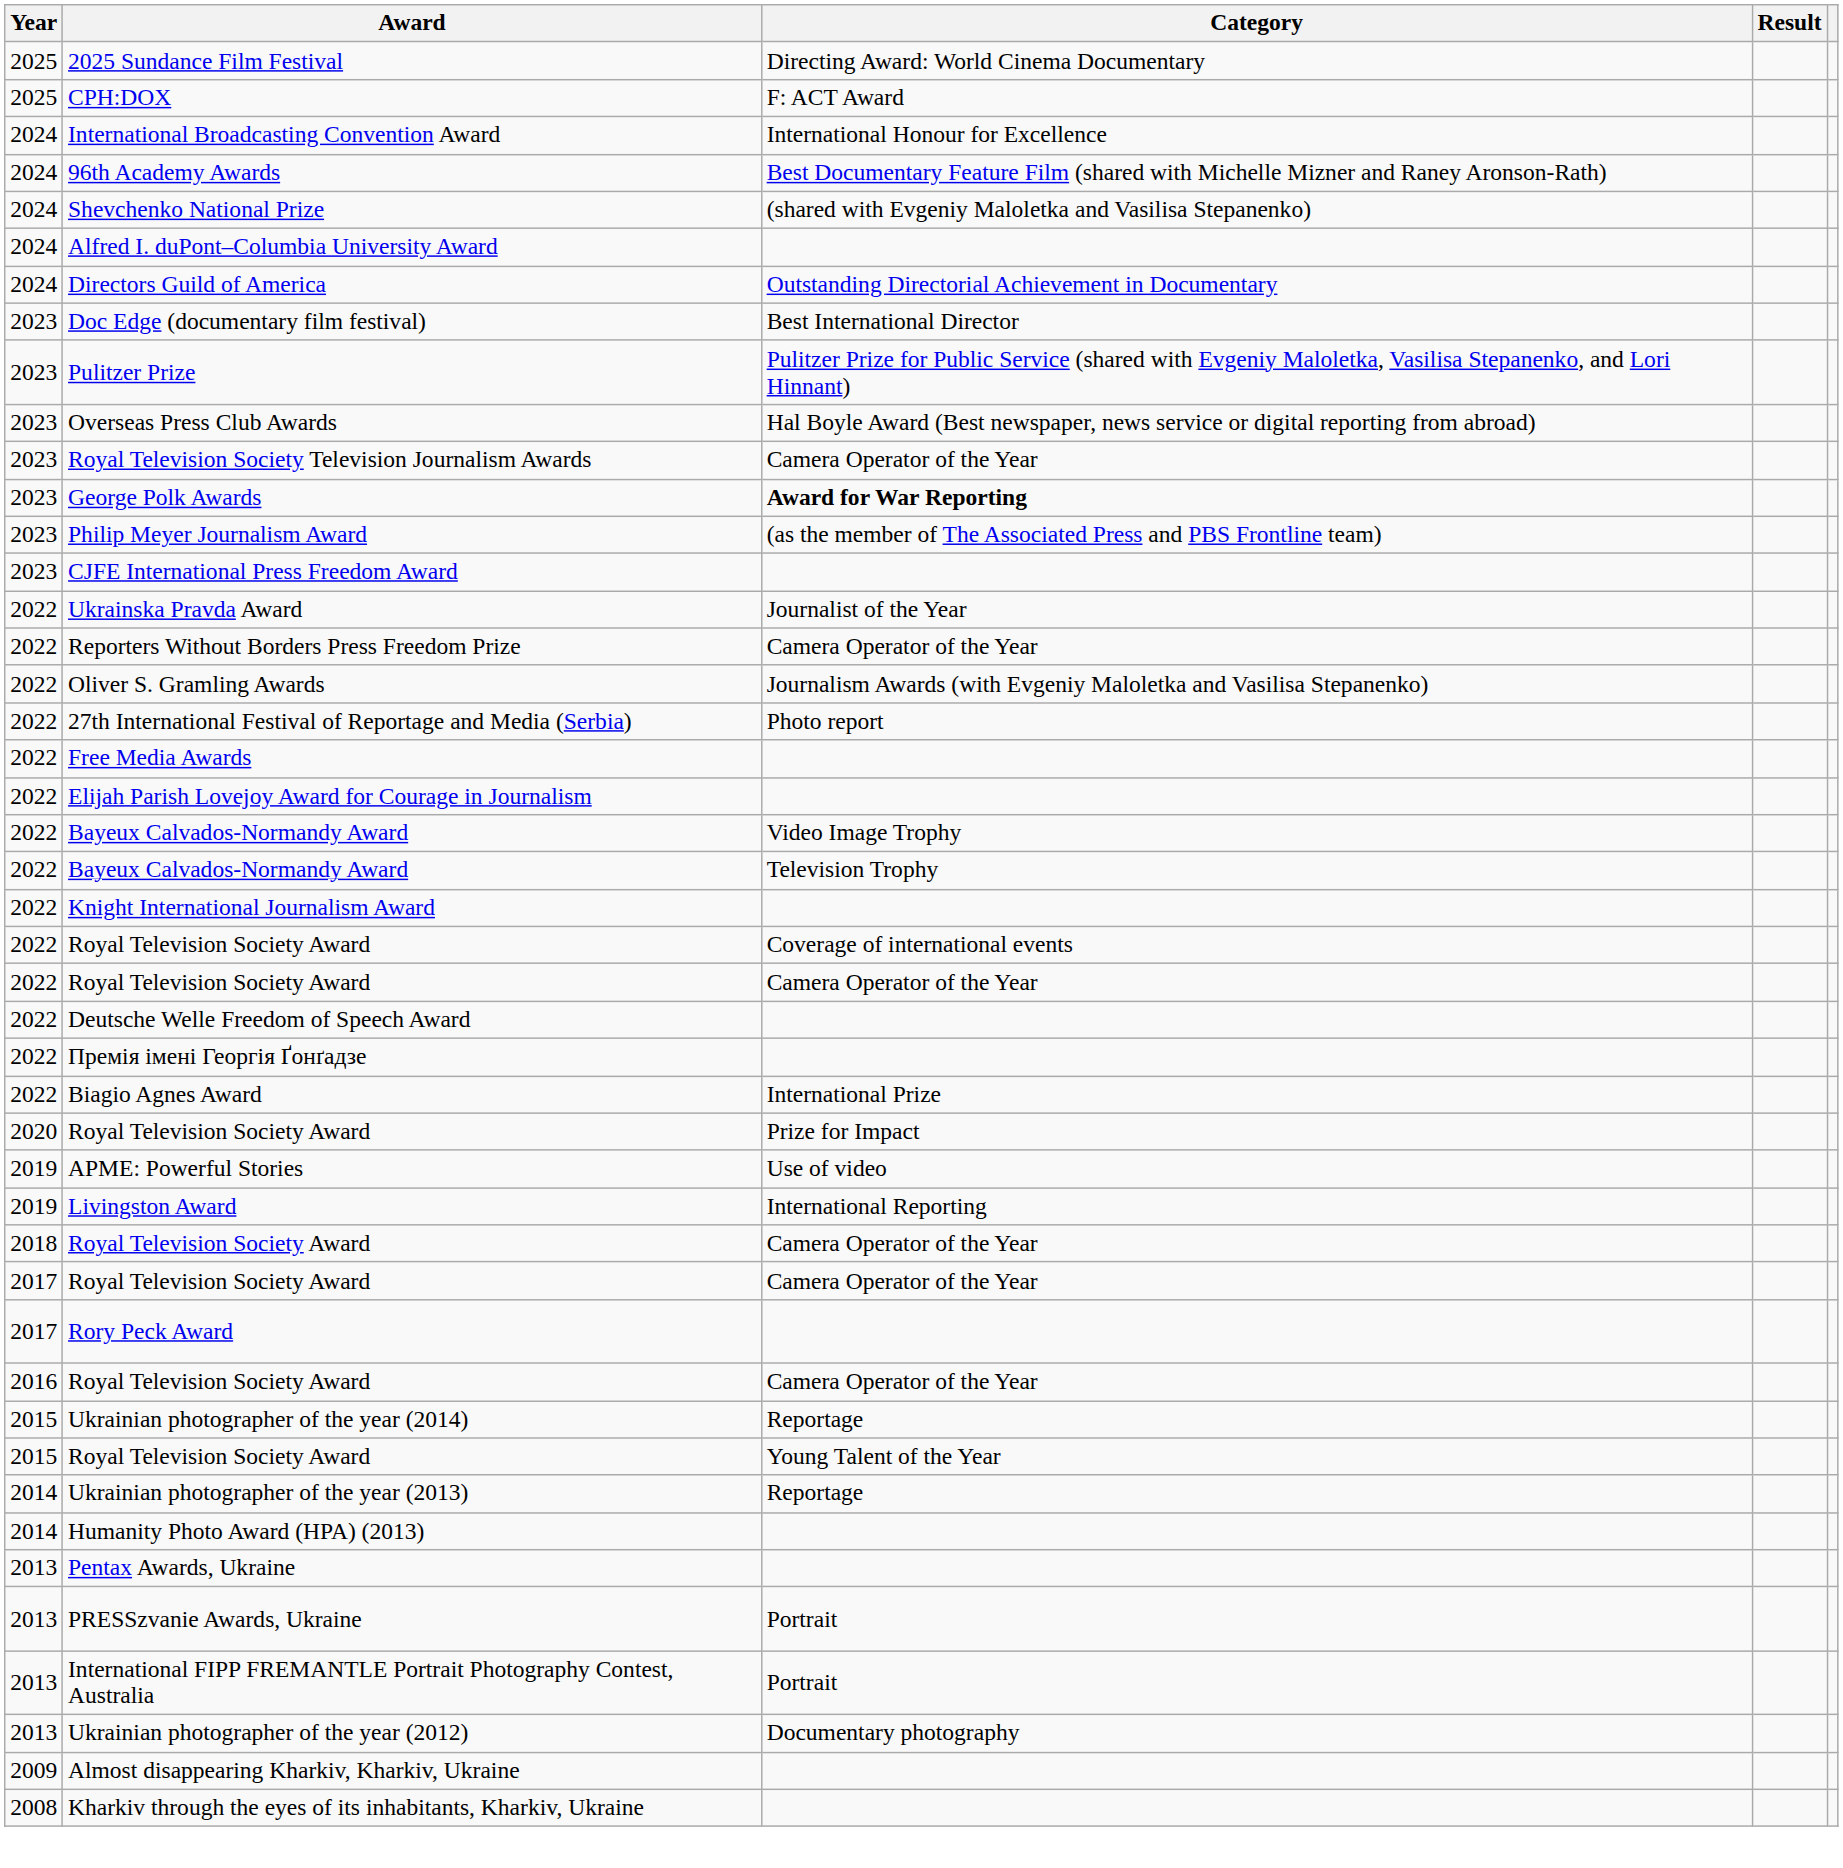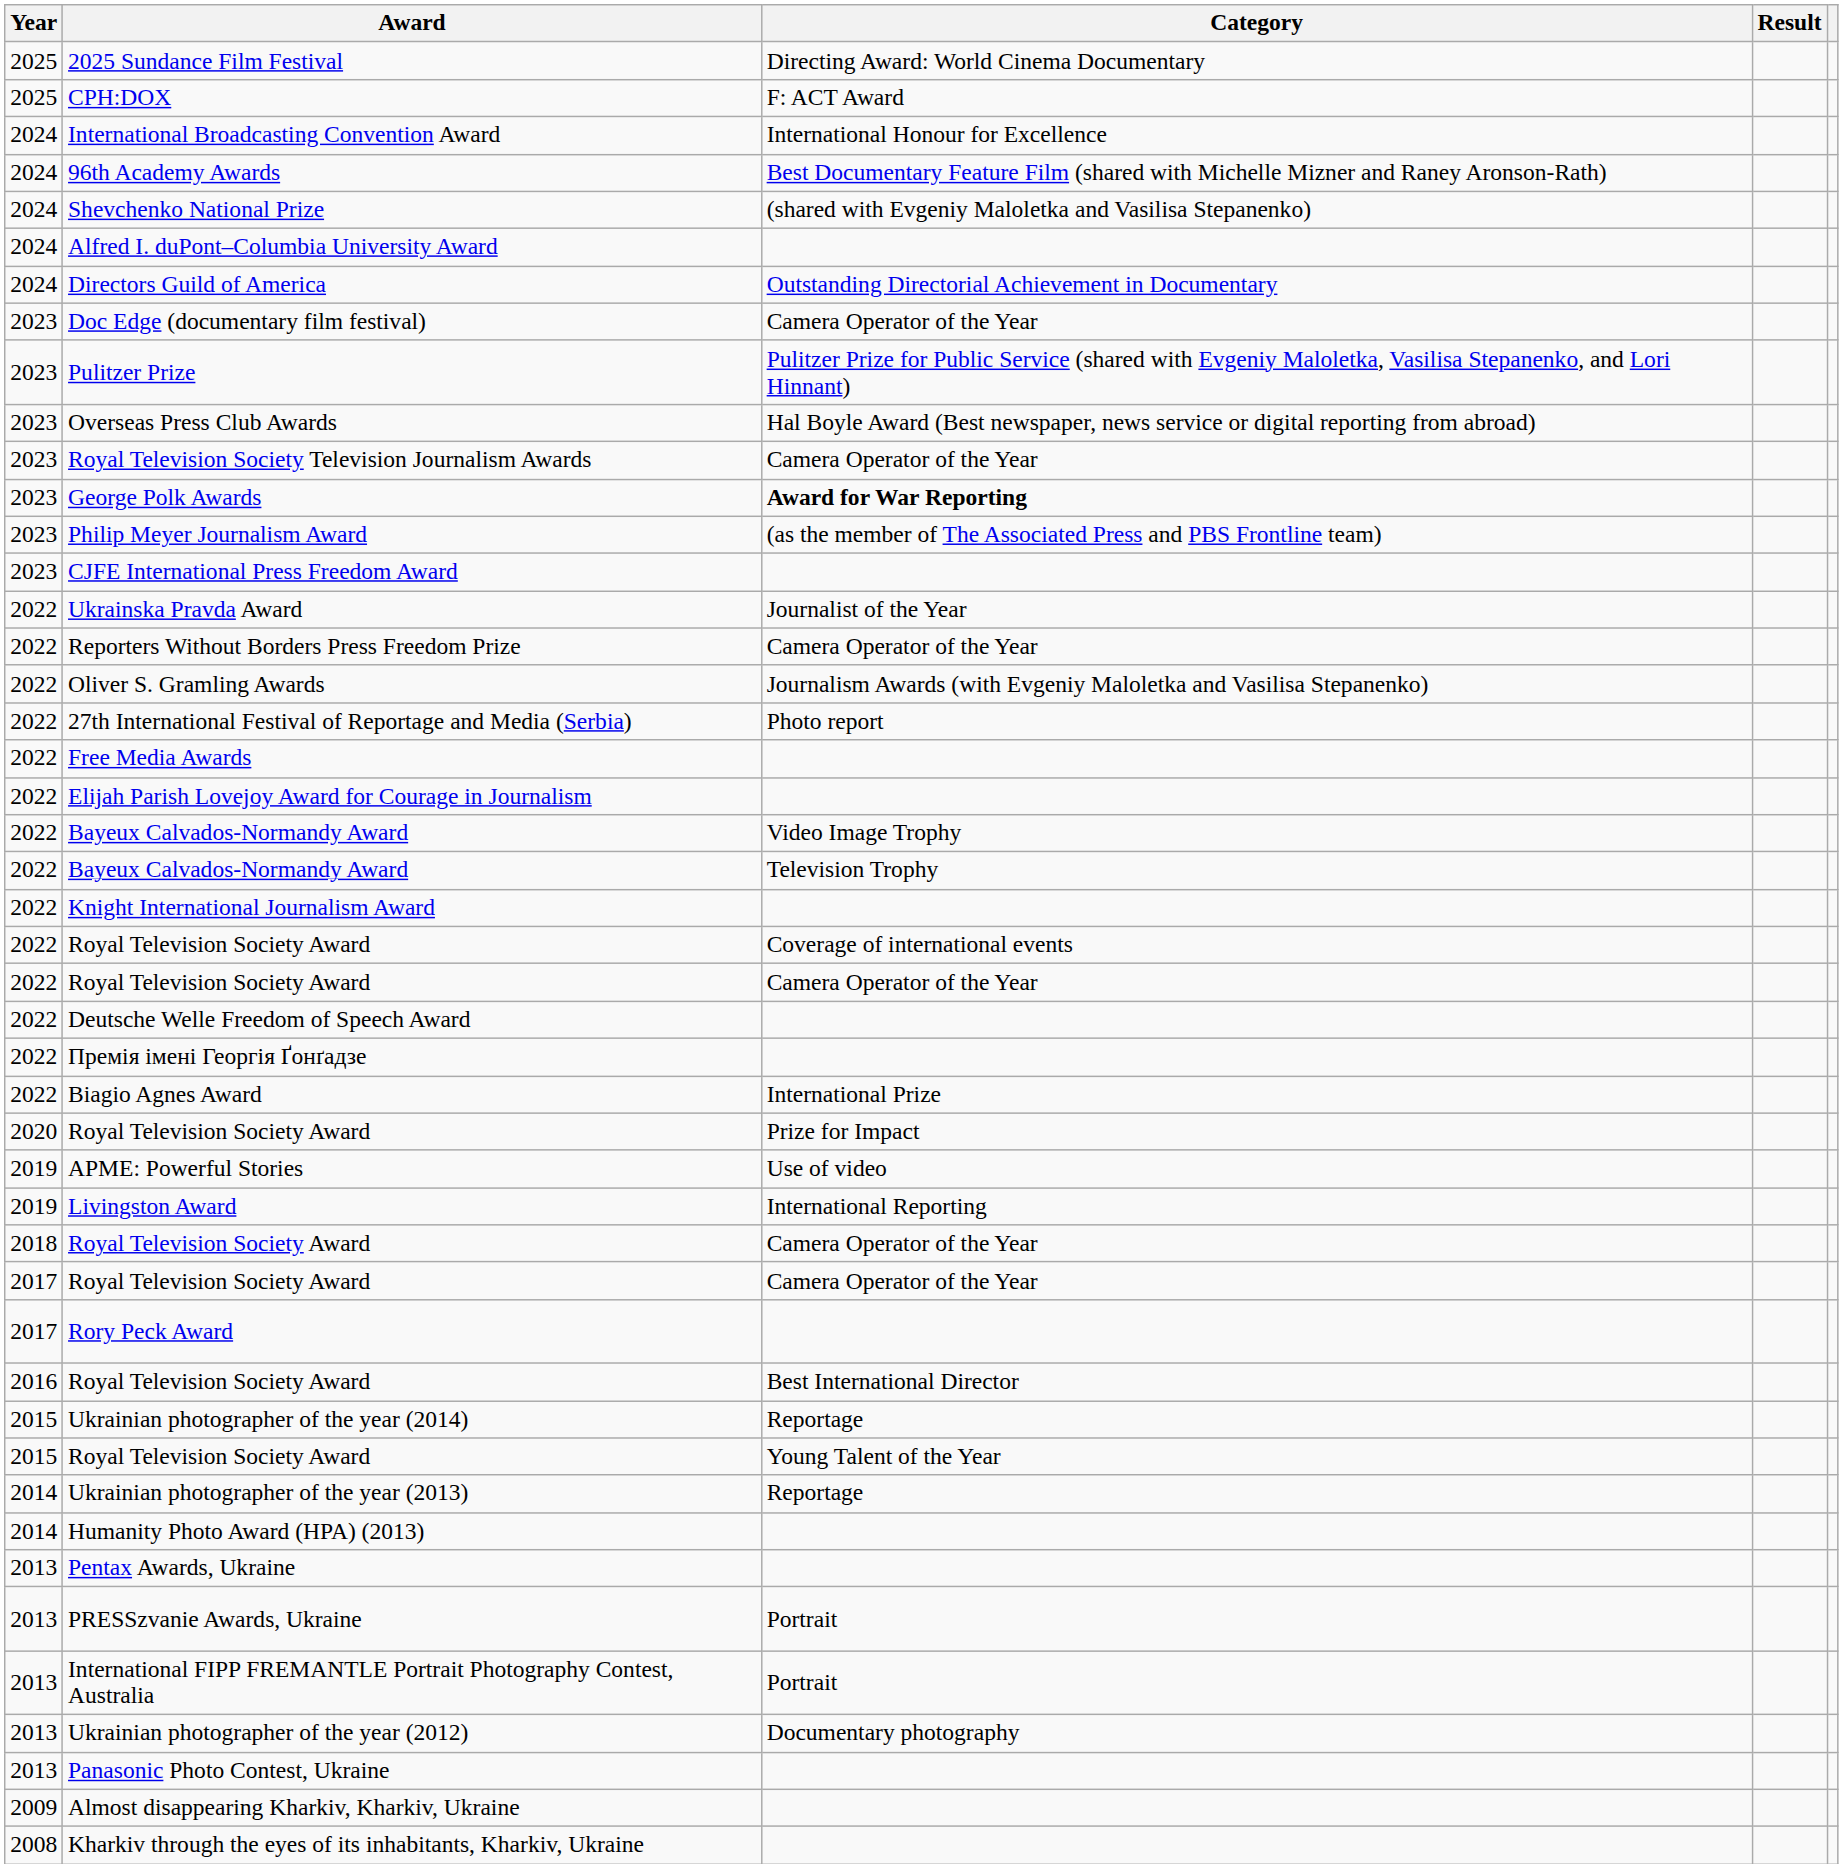(893, 321) Best International Director -> (902, 321) Camera Operator of the Year
(902, 1381) Camera Operator of the Year -> (893, 1381) Best International Director
+ row: (34, 1770)
